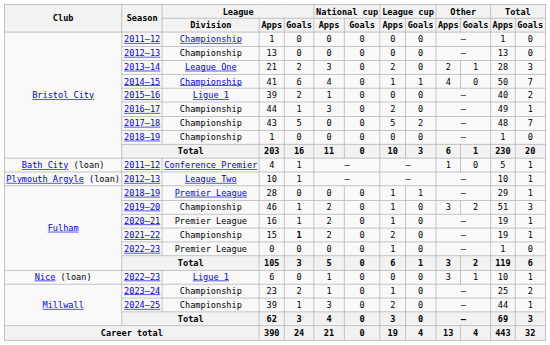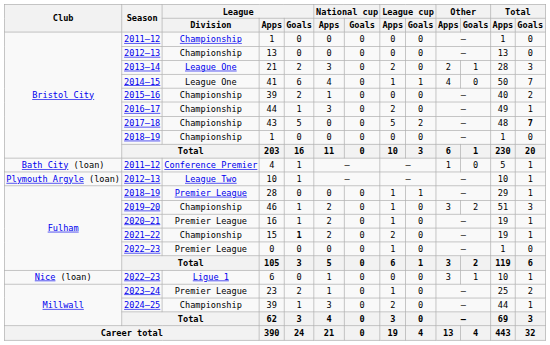(211, 81) Championship -> (211, 81) League One
(211, 95) Ligue 1 -> (211, 95) Championship
(530, 123) normal -> (530, 123) bold
(211, 291) Championship -> (211, 291) Premier League
